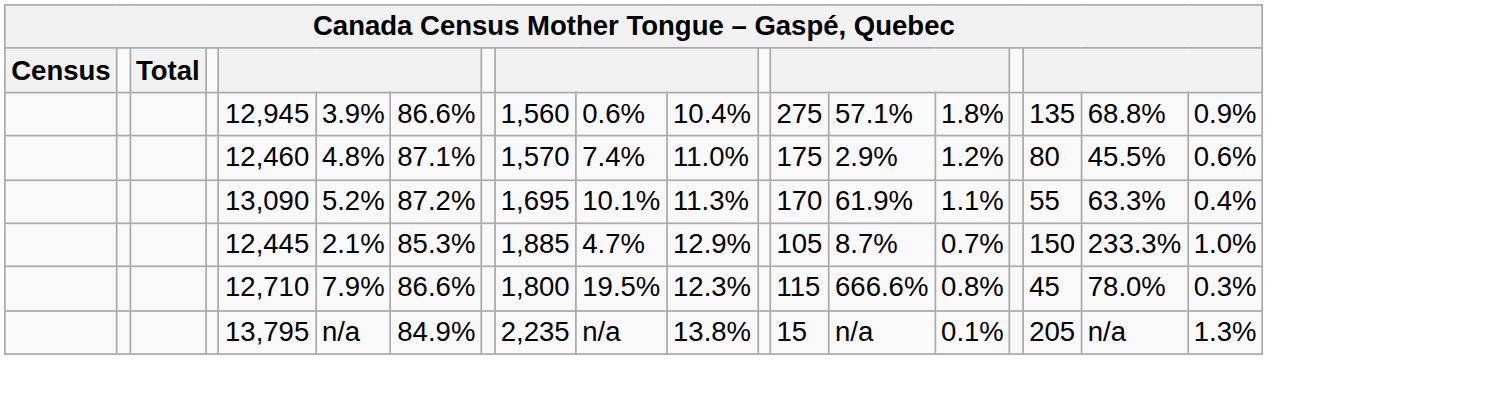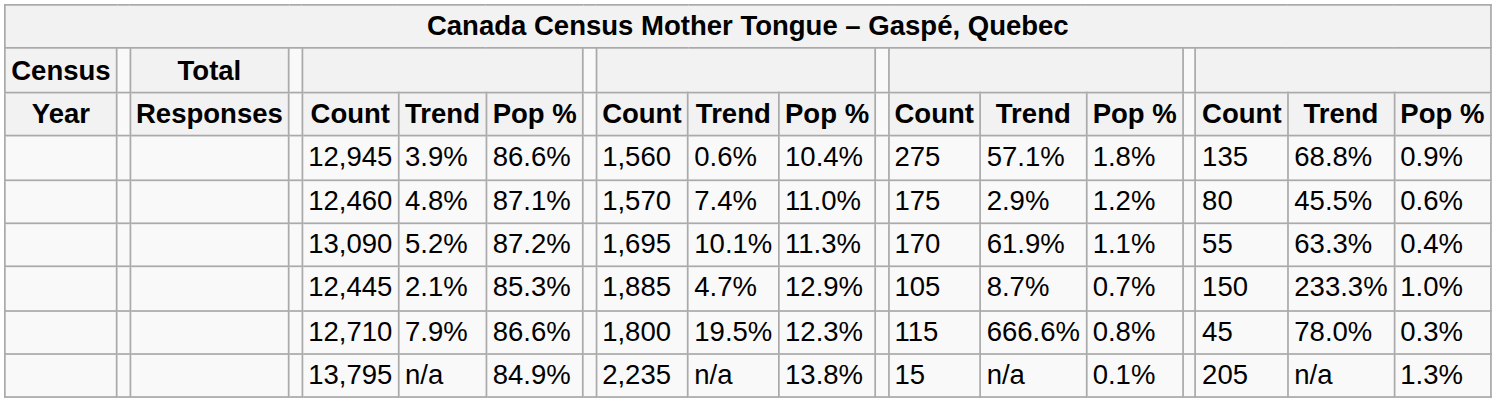+ row: (61, 113)
